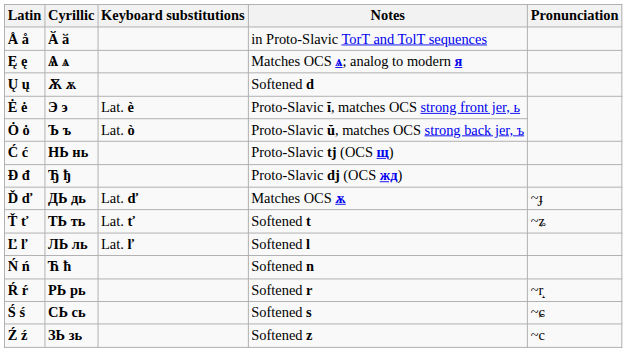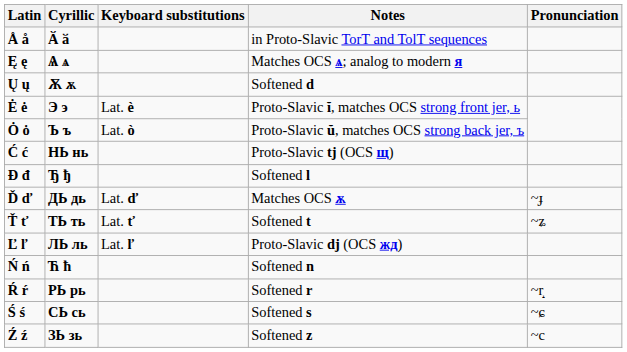(327, 175) Proto-Slavic dj (OCS жд) -> (281, 175) Softened l
(281, 244) Softened l -> (327, 244) Proto-Slavic dj (OCS жд)
